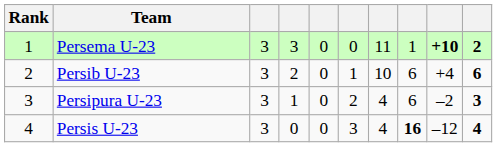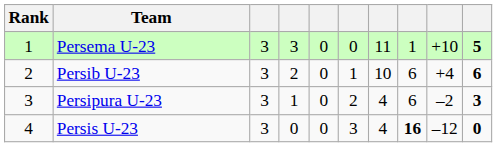(445, 45) bold -> (445, 45) normal
(477, 45) 2 -> (477, 45) 5
(477, 127) 4 -> (477, 127) 0
